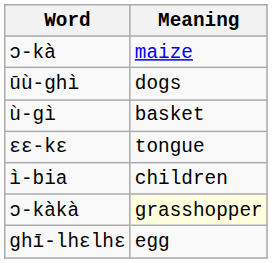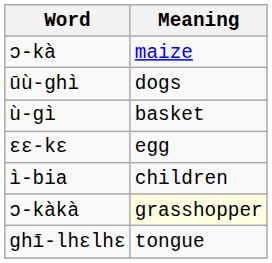(170, 147) tongue -> (152, 147) egg
(152, 242) egg -> (170, 242) tongue
